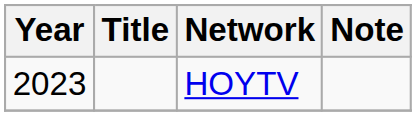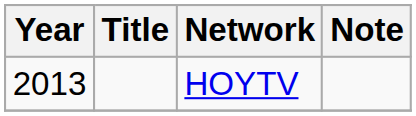(50, 83) 2023 -> (50, 83) 2013
